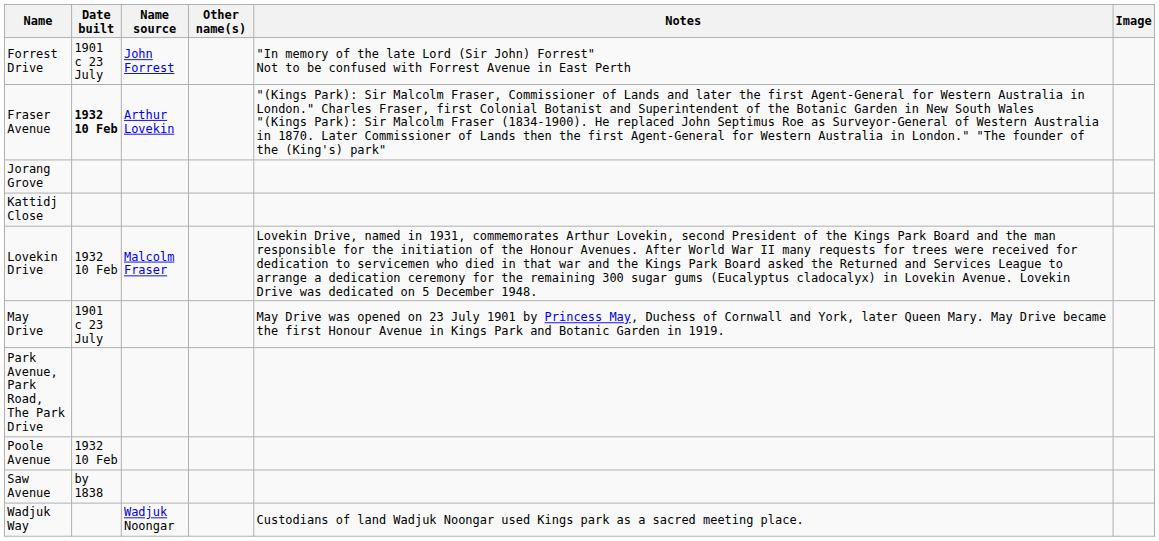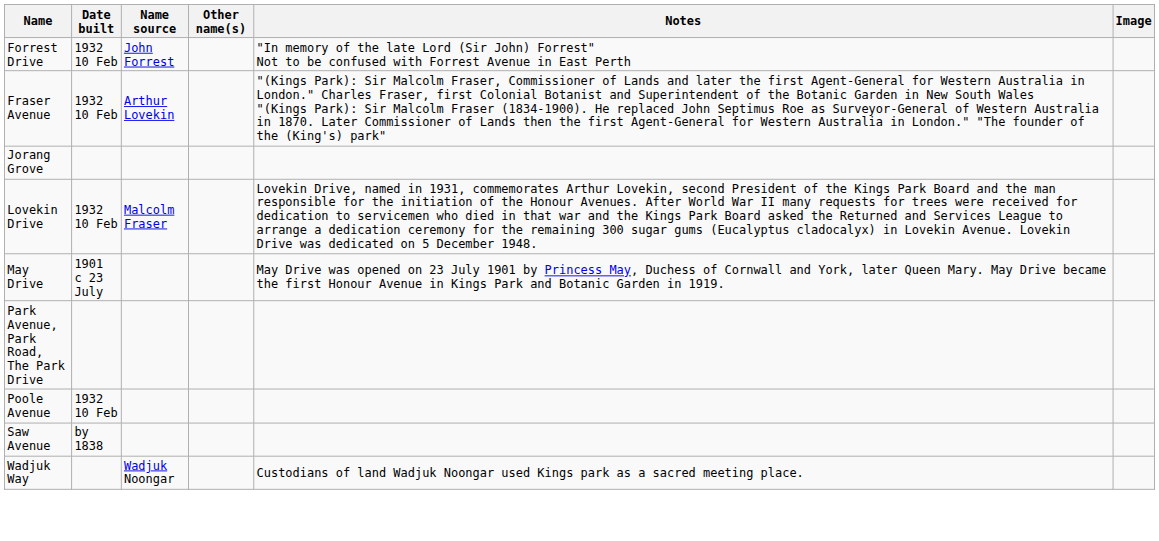(89, 61) 1901 c 23 July -> (96, 54) 1932 10 Feb
(96, 122) bold -> (96, 108) normal
- row: (33, 209)
